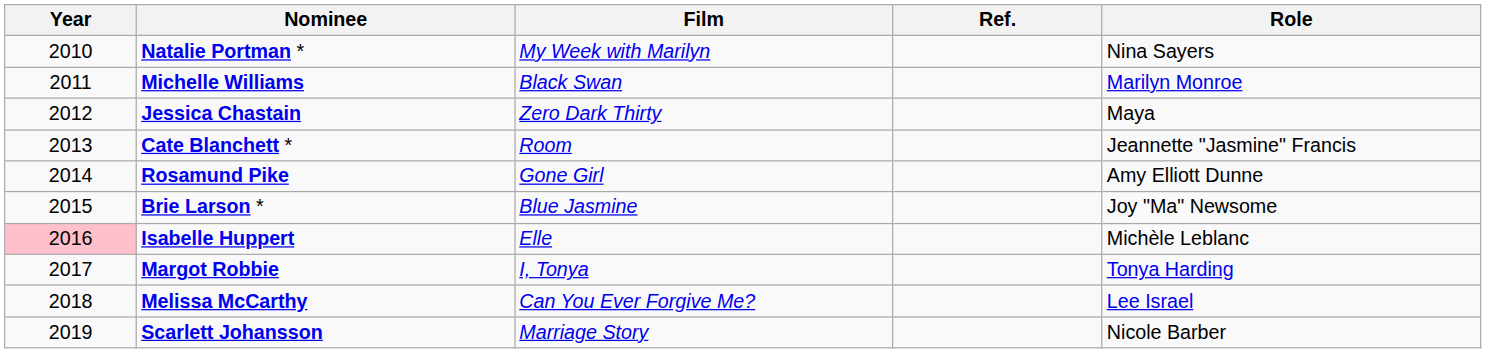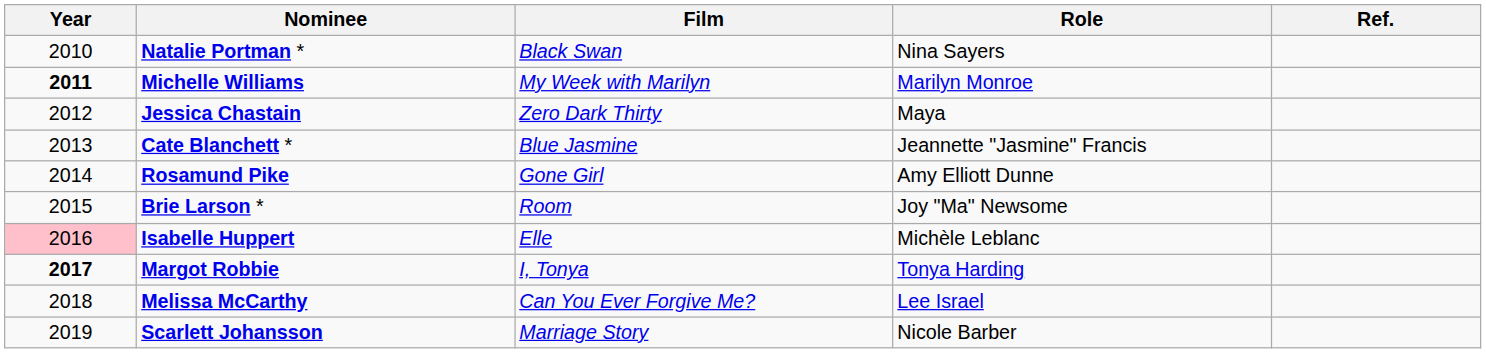columns swapped: (1291, 20) <-> (998, 20)
(615, 51) My Week with Marilyn -> (571, 51) Black Swan
(71, 82) normal -> (71, 82) bold
(571, 82) Black Swan -> (615, 82) My Week with Marilyn
(546, 144) Room -> (578, 144) Blue Jasmine
(578, 207) Blue Jasmine -> (546, 207) Room
(71, 269) normal -> (71, 269) bold
